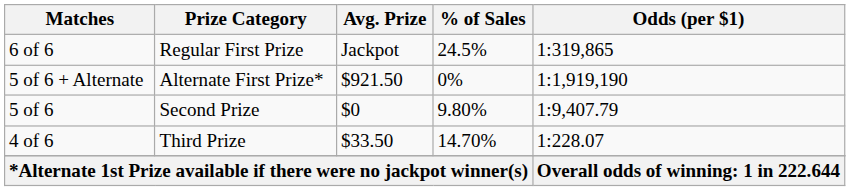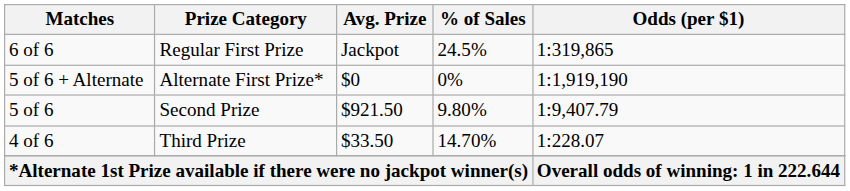(372, 79) $921.50 -> (350, 79) $0
(350, 110) $0 -> (372, 110) $921.50
